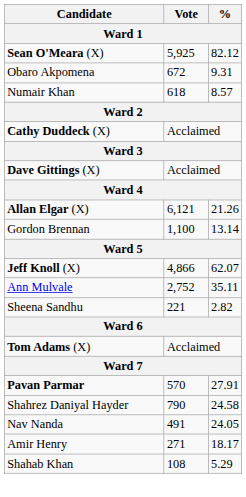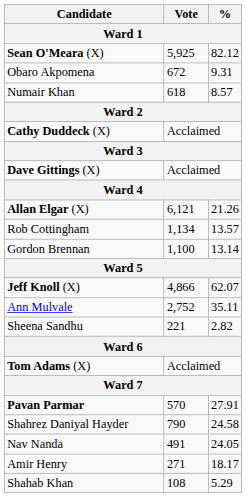+ row: (48, 229)
